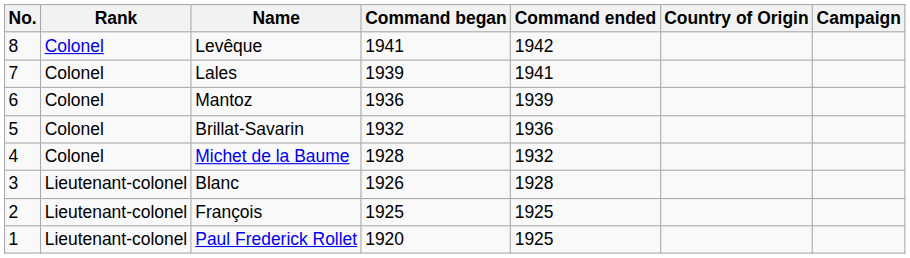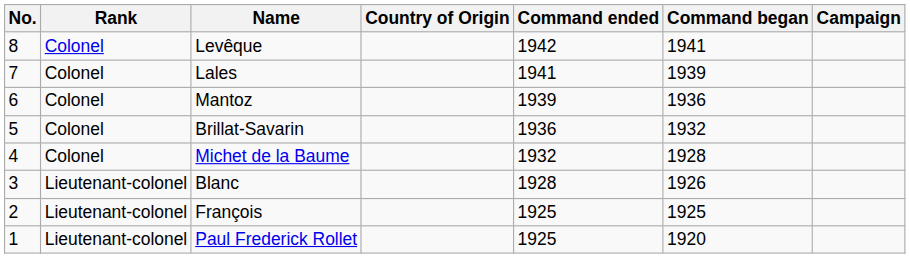columns swapped: (436, 18) <-> (736, 18)
